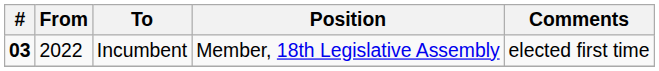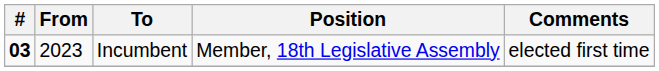(61, 50) 2022 -> (61, 50) 2023
